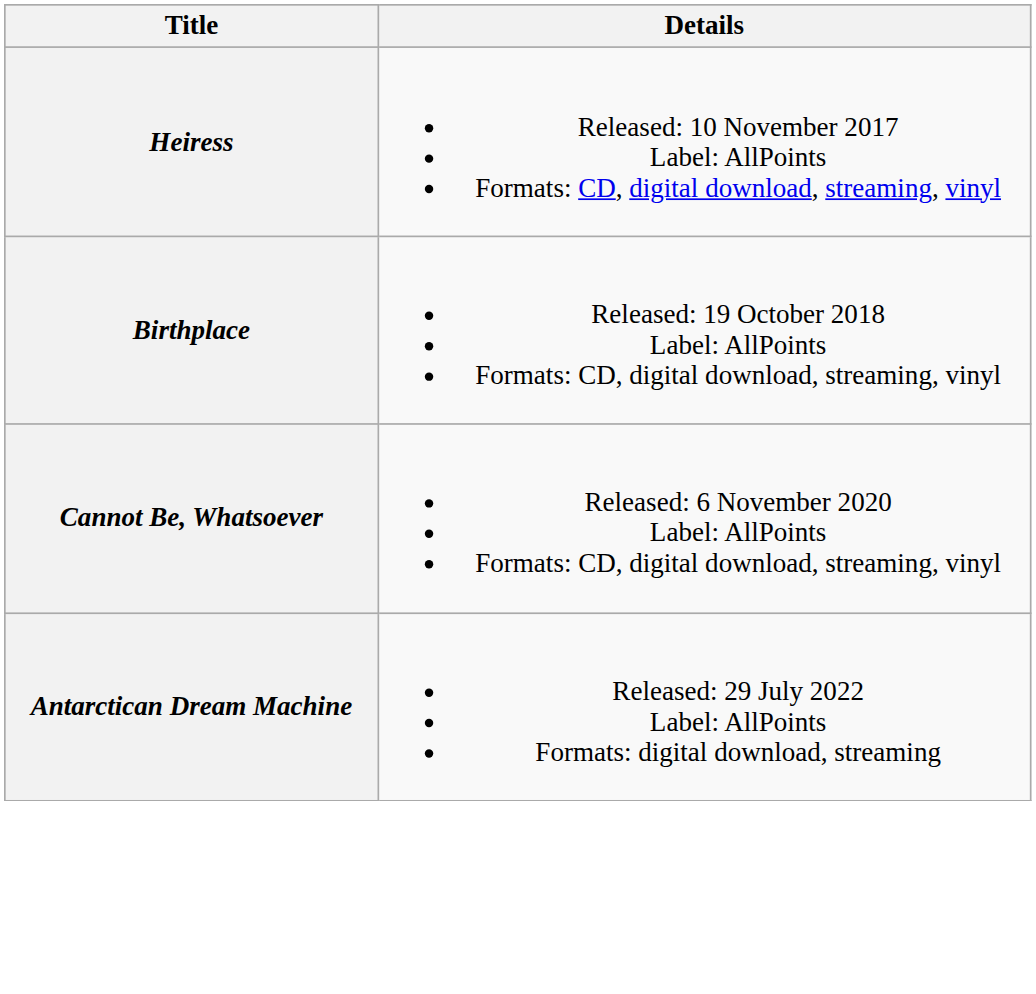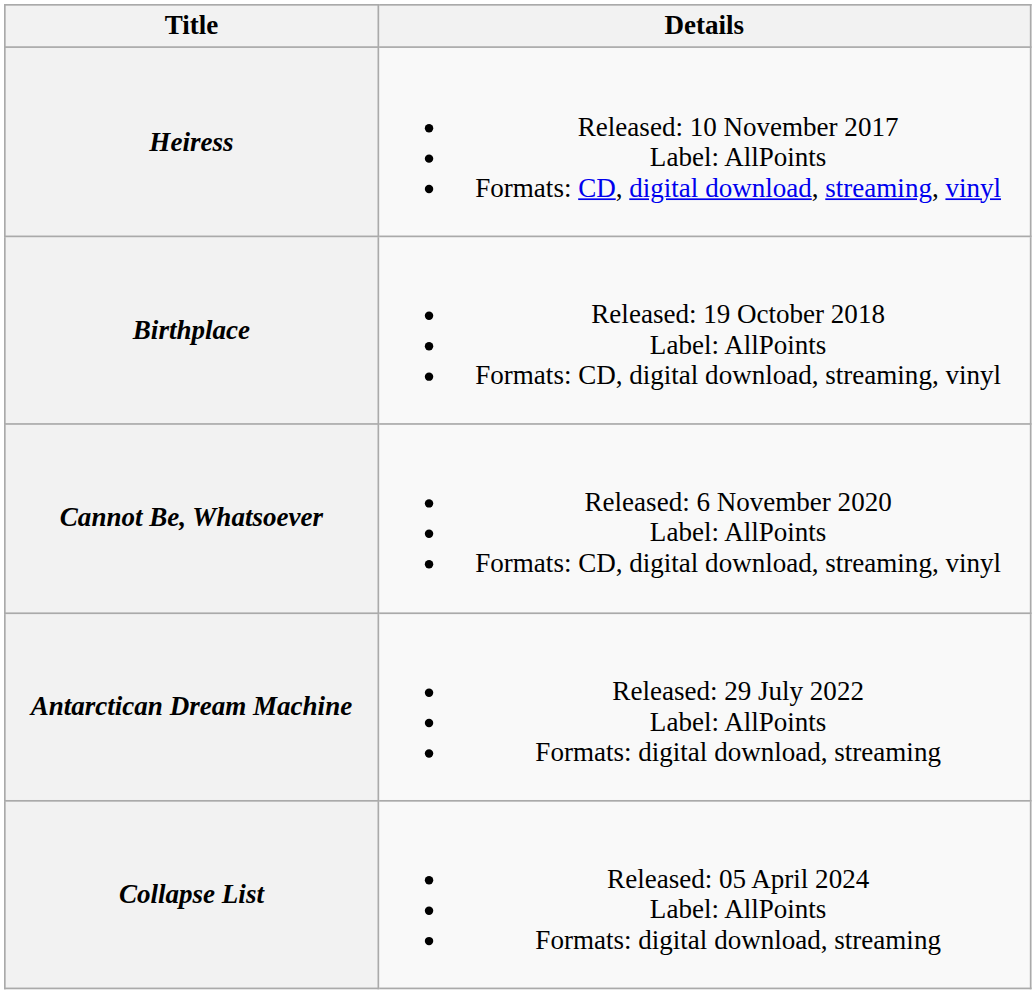+ row: (191, 894)
